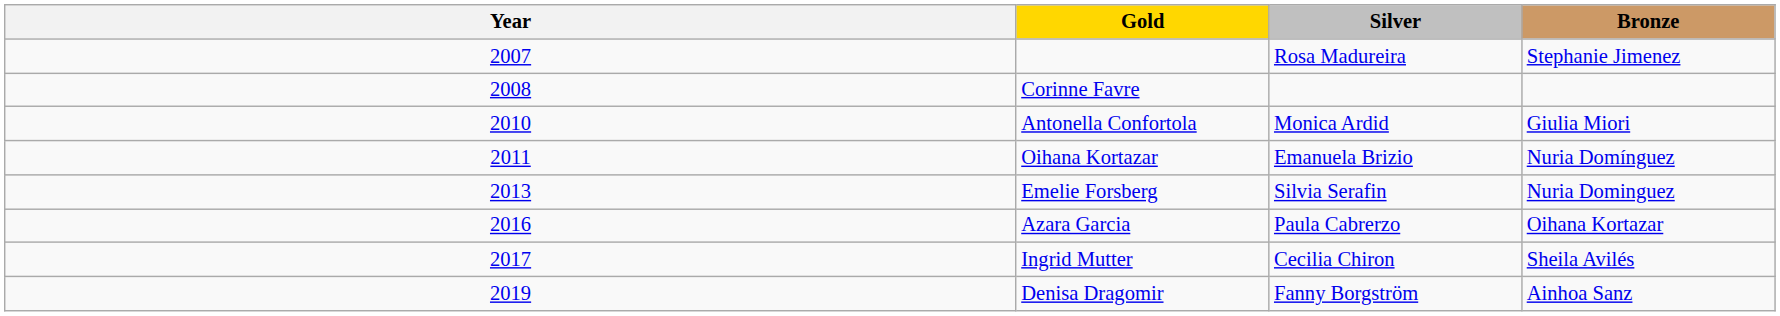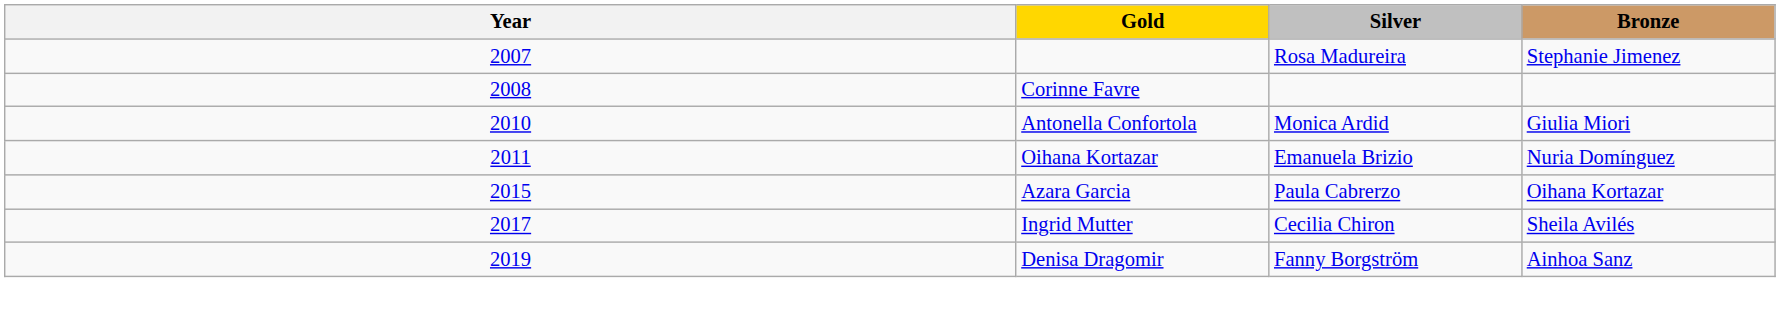- row: (1089, 191)
(511, 225) 2016 -> (511, 191) 2015
